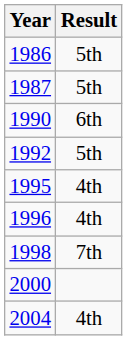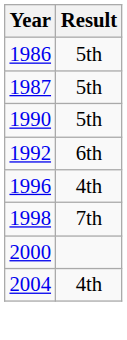(89, 119) 6th -> (89, 119) 5th
(89, 152) 5th -> (89, 152) 6th
- row: (30, 185)
